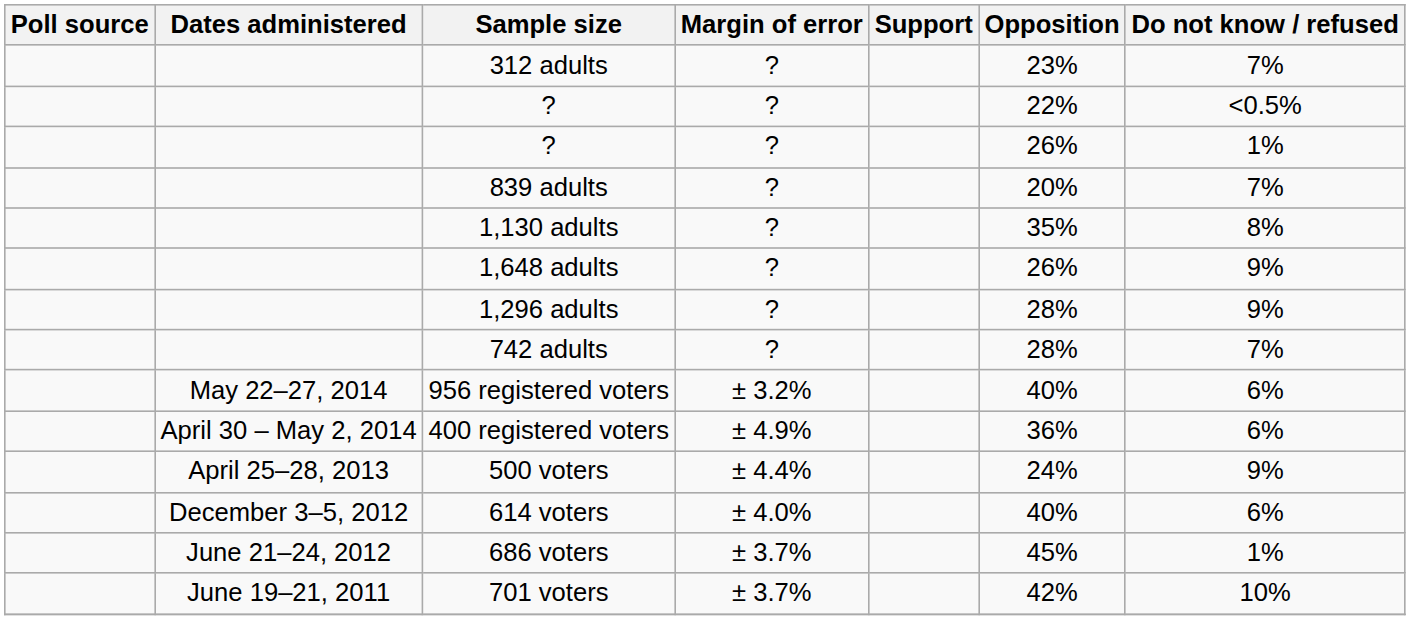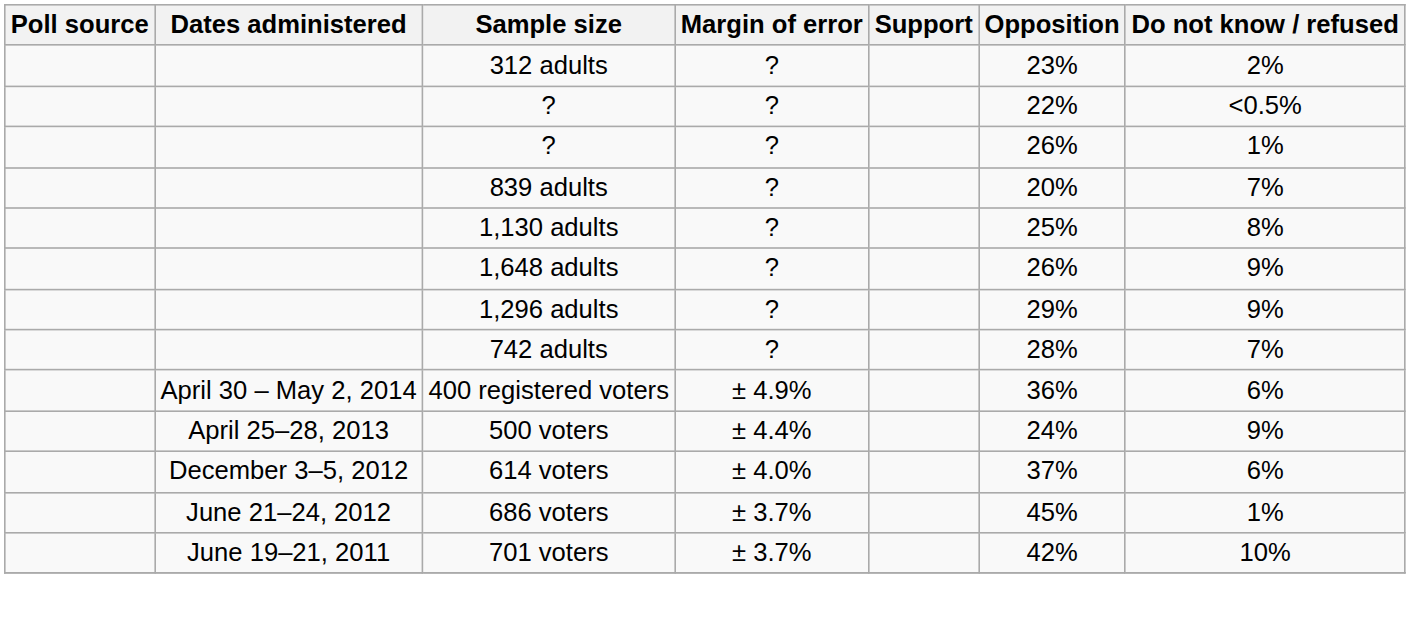(1265, 65) 7% -> (1265, 65) 2%
(1052, 227) 35% -> (1052, 227) 25%
(1052, 308) 28% -> (1052, 308) 29%
- row: (289, 390)
(1052, 512) 40% -> (1052, 471) 37%
